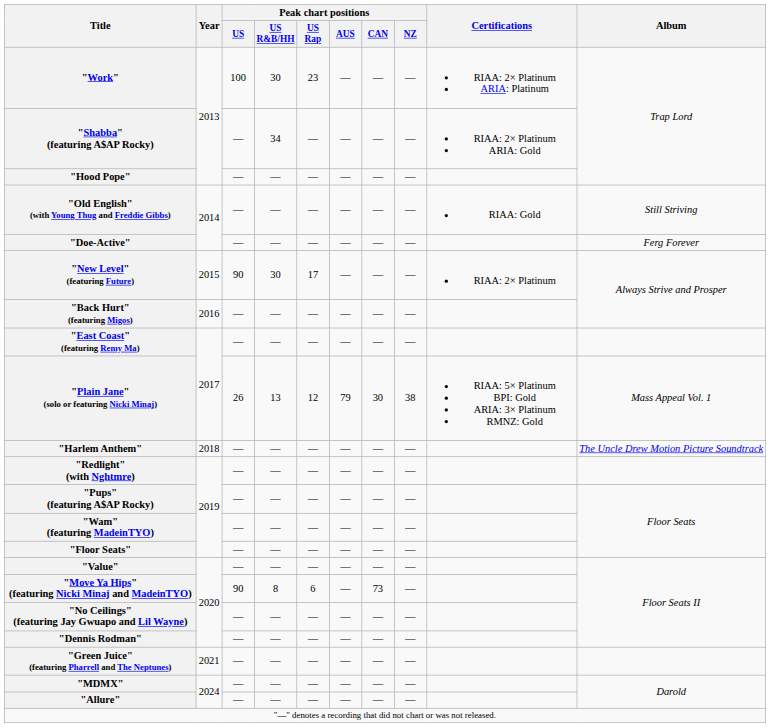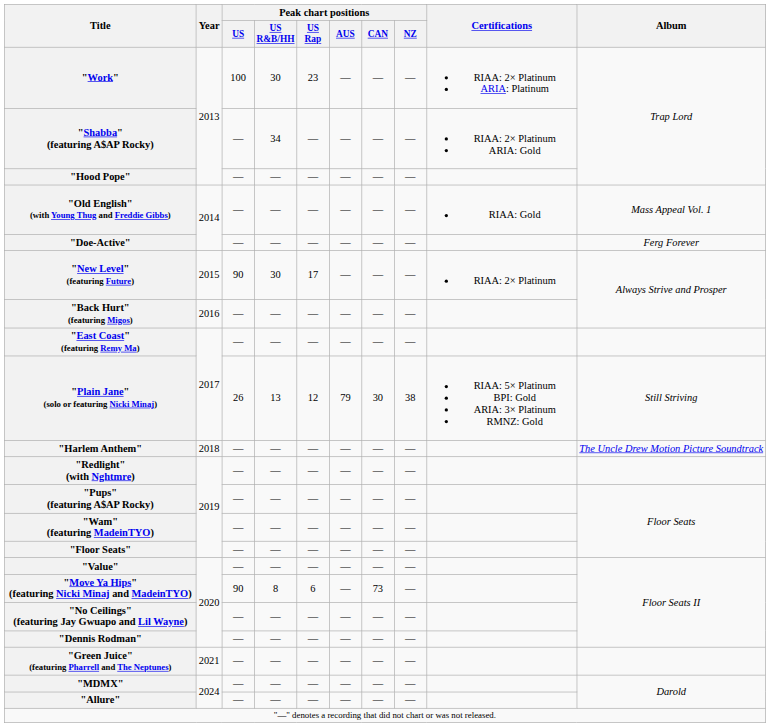(671, 209) Still Striving -> (671, 209) Mass Appeal Vol. 1
(671, 398) Mass Appeal Vol. 1 -> (671, 398) Still Striving
